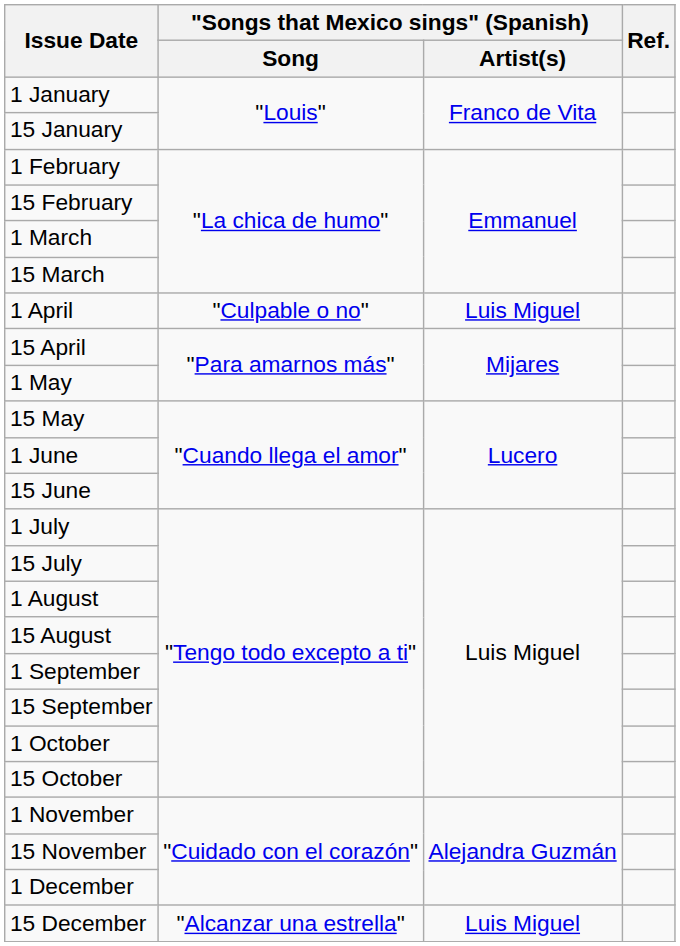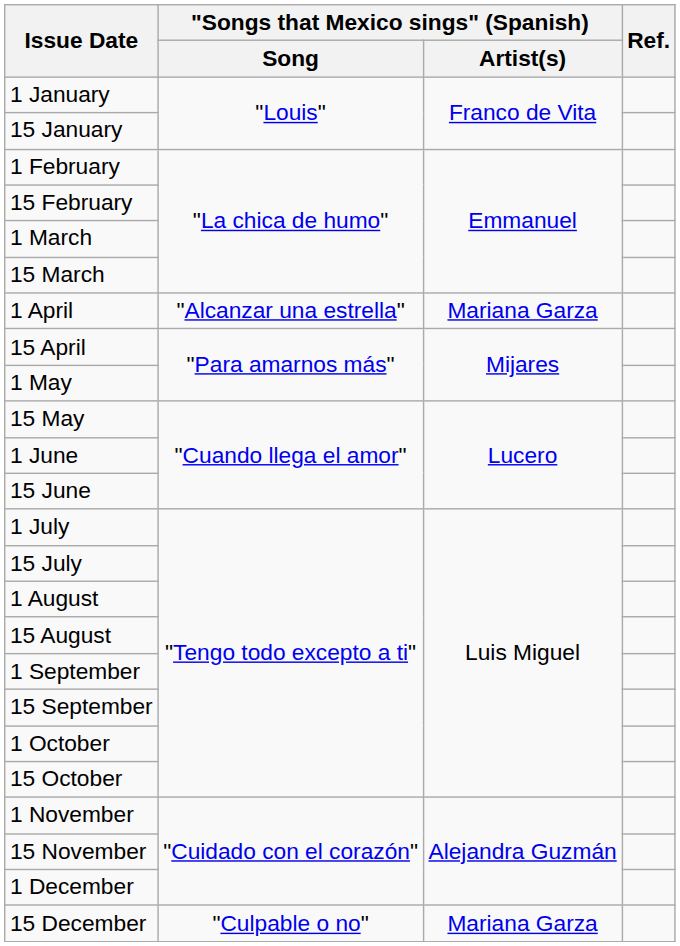(291, 310) "Culpable o no" -> (291, 310) "Alcanzar una estrella"
(523, 310) Luis Miguel -> (523, 310) Mariana Garza
(291, 923) "Alcanzar una estrella" -> (291, 923) "Culpable o no"
(523, 923) Luis Miguel -> (523, 923) Mariana Garza
